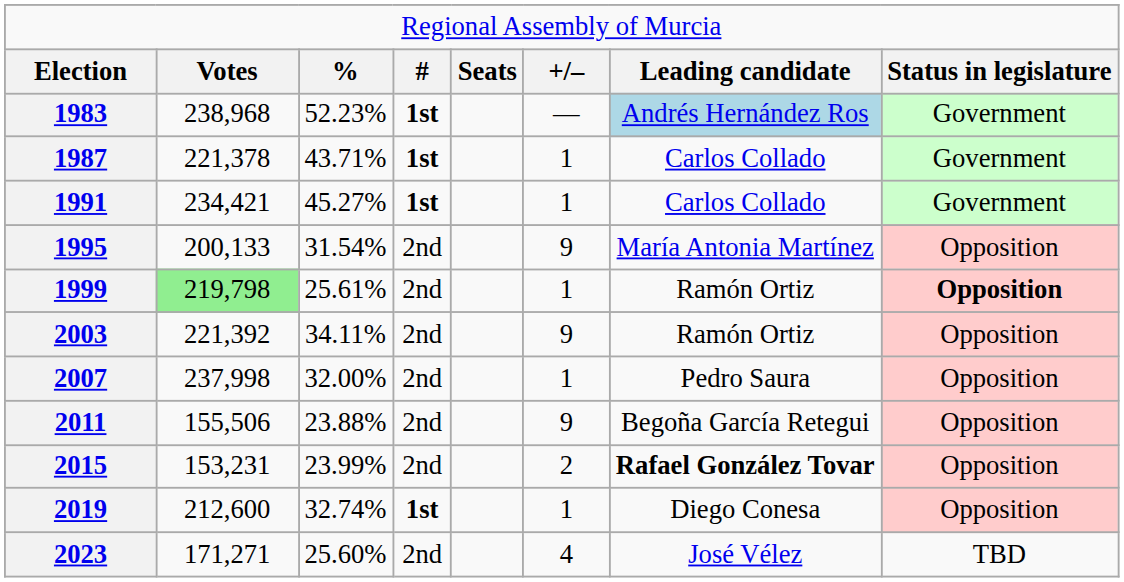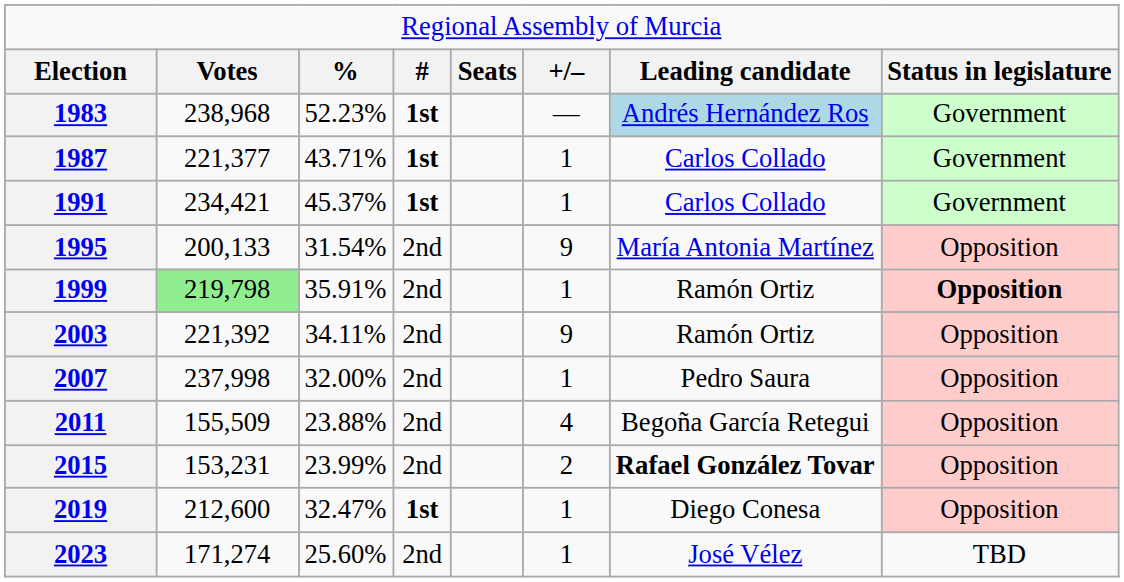(227, 158) 221,378 -> (227, 158) 221,377
(345, 202) 45.27% -> (345, 202) 45.37%
(345, 290) 25.61% -> (345, 290) 35.91%
(227, 422) 155,506 -> (227, 422) 155,509
(566, 422) 9 -> (566, 422) 4
(345, 510) 32.74% -> (345, 510) 32.47%
(227, 554) 171,271 -> (227, 554) 171,274
(566, 554) 4 -> (566, 554) 1
